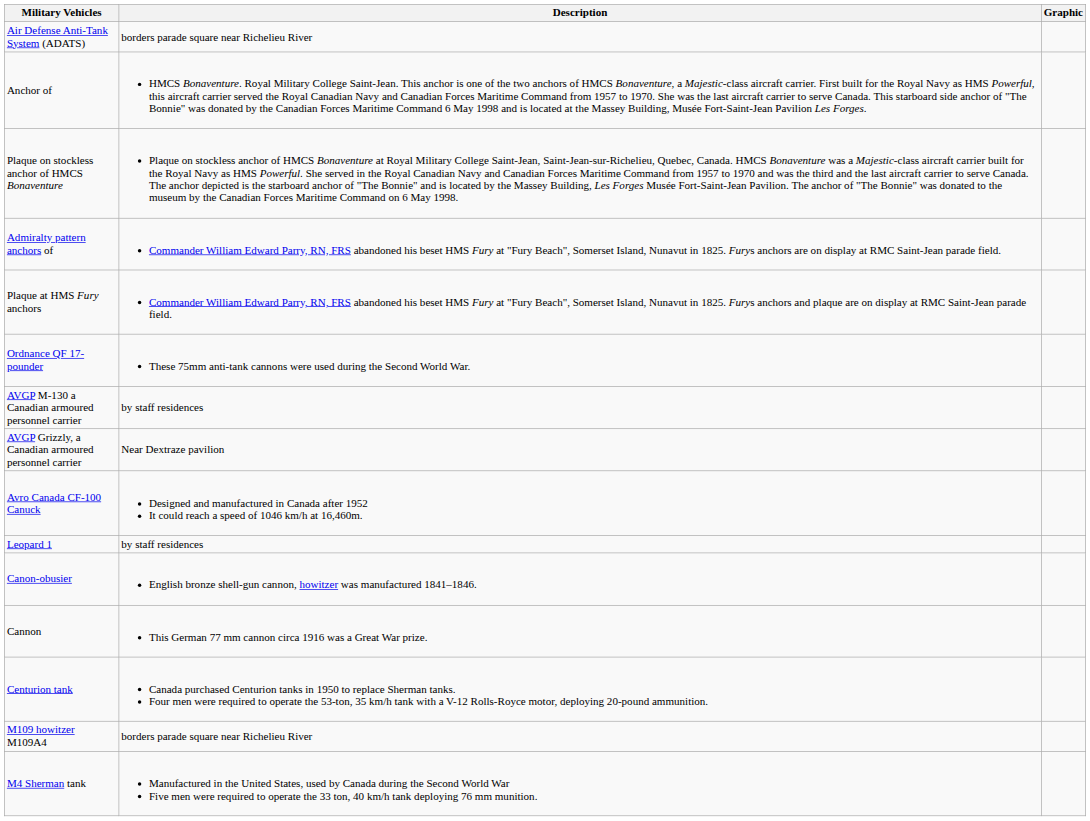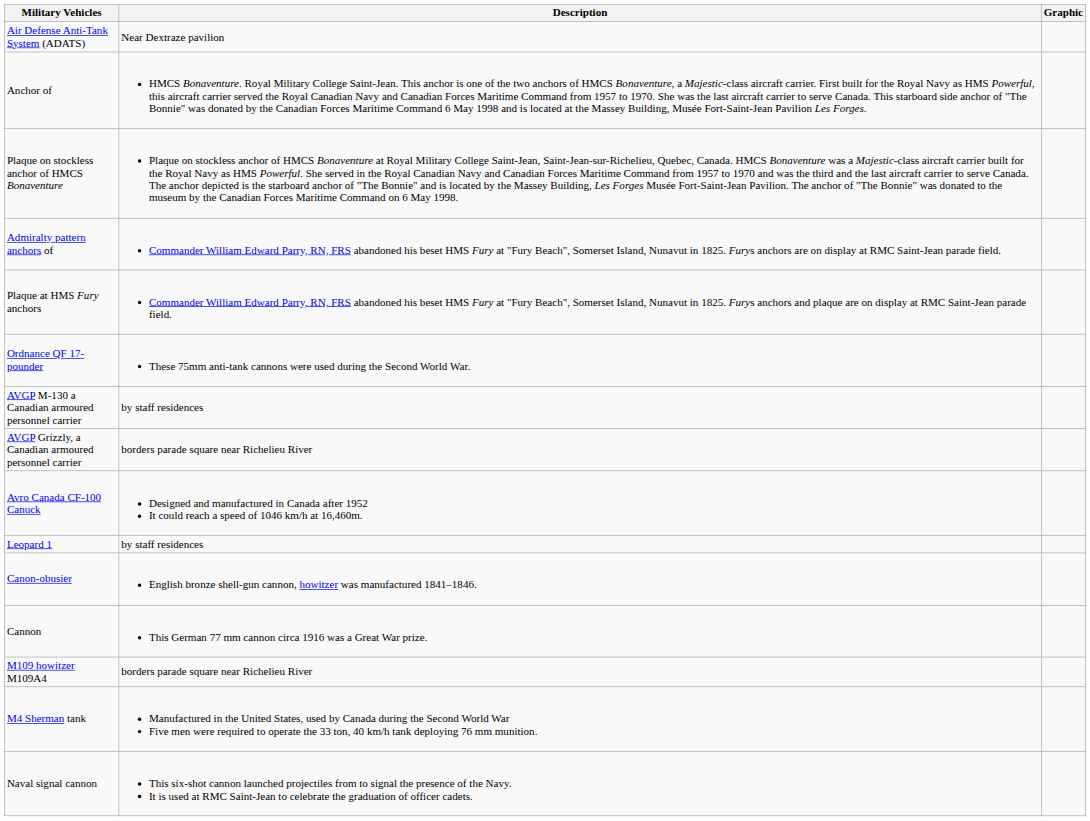(217, 36) borders parade square near Richelieu River -> (173, 36) Near Dextraze pavilion
(173, 450) Near Dextraze pavilion -> (217, 450) borders parade square near Richelieu River
- row: (40, 689)
+ row: (52, 783)
